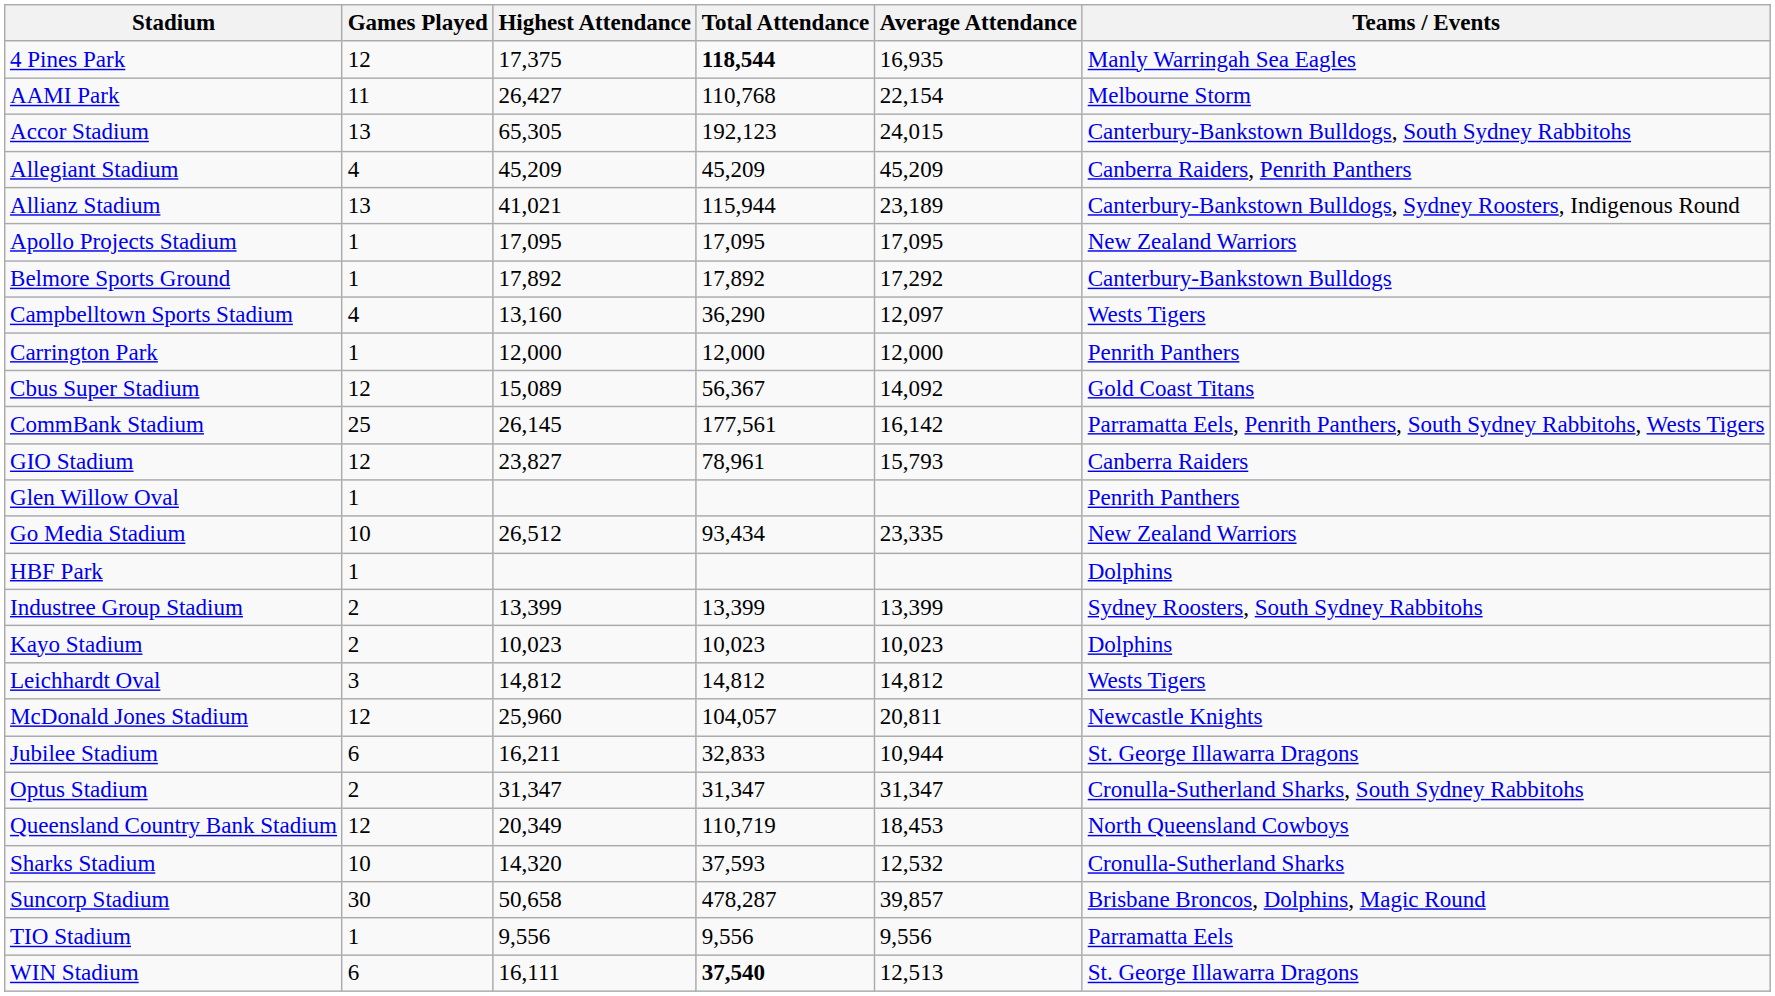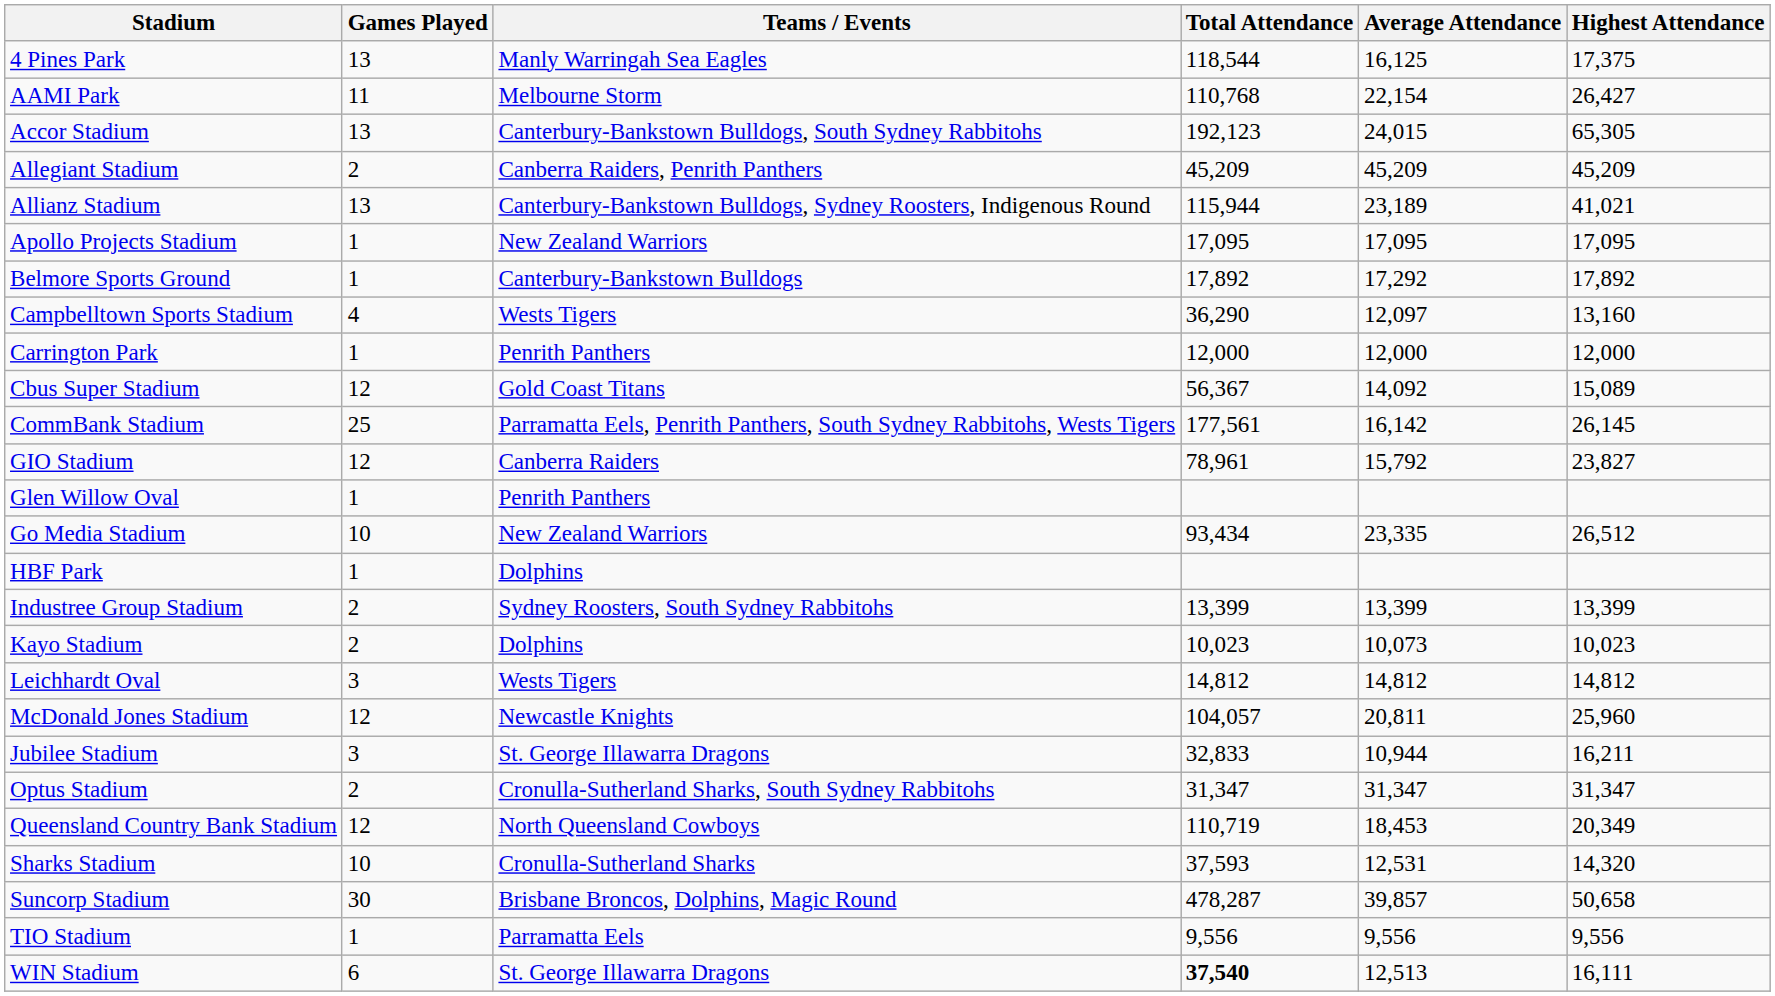columns swapped: (1426, 22) <-> (595, 22)
(359, 59) 12 -> (359, 59) 13
(739, 59) bold -> (1223, 59) normal
(911, 59) 16,935 -> (1396, 59) 16,125
(353, 168) 4 -> (353, 168) 2
(911, 461) 15,793 -> (1396, 461) 15,792
(911, 643) 10,023 -> (1396, 643) 10,073
(353, 753) 6 -> (353, 753) 3
(911, 863) 12,532 -> (1396, 863) 12,531
